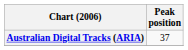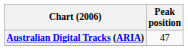(165, 38) 37 -> (165, 38) 47
